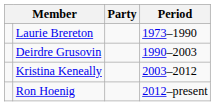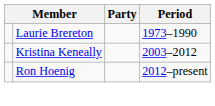- row: (59, 52)
